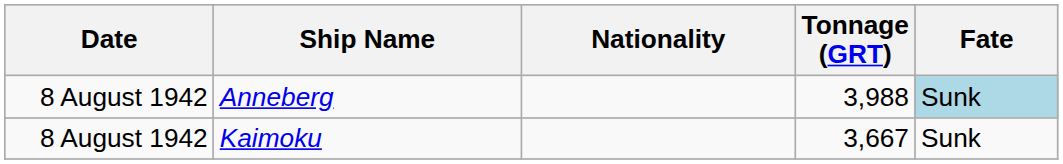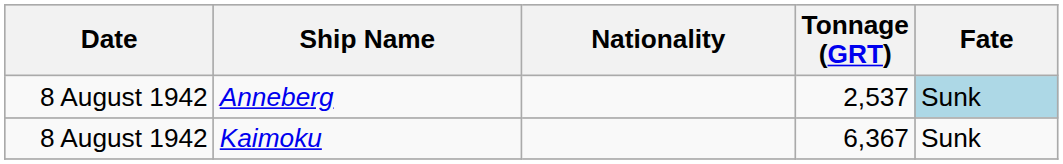(876, 96) 3,988 -> (876, 96) 2,537
(876, 138) 3,667 -> (876, 138) 6,367
